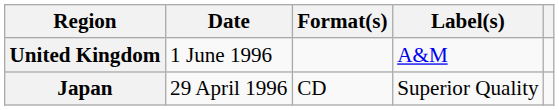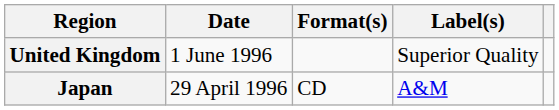(422, 54) A&M -> (468, 54) Superior Quality
(468, 88) Superior Quality -> (422, 88) A&M
